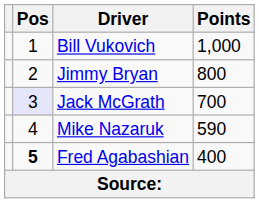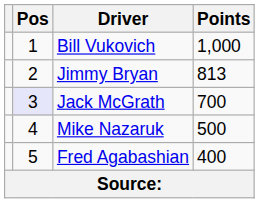(212, 74) 800 -> (212, 74) 813
(212, 129) 590 -> (212, 129) 500
(33, 157) bold -> (33, 157) normal
